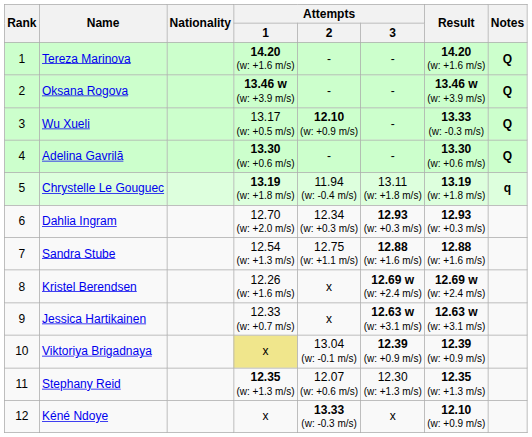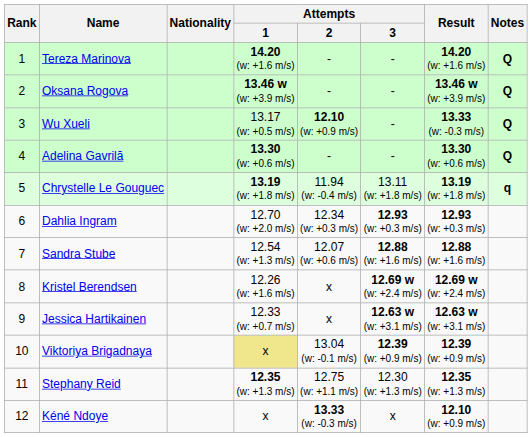(329, 254) 12.75 (w: +1.1 m/s) -> (329, 254) 12.07 (w: +0.6 m/s)
(329, 384) 12.07 (w: +0.6 m/s) -> (329, 384) 12.75 (w: +1.1 m/s)
